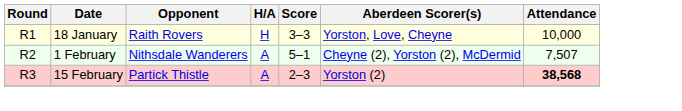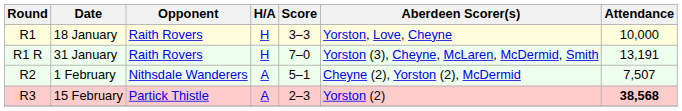+ row: (85, 55)
